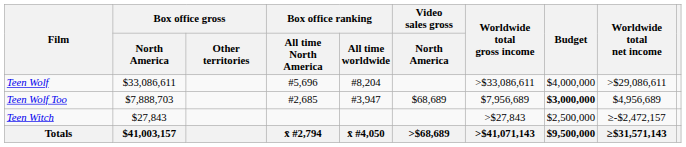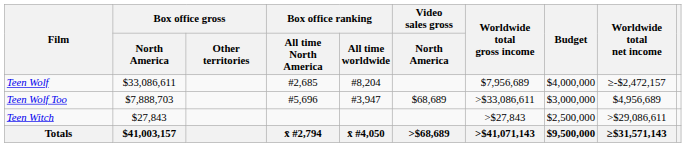(303, 83) #5,696 -> (303, 83) #2,685
(505, 83) >$33,086,611 -> (505, 83) $7,956,689
(637, 83) >$29,086,611 -> (637, 83) ≥-$2,472,157
(303, 100) #2,685 -> (303, 100) #5,696
(505, 100) $7,956,689 -> (505, 100) >$33,086,611
(571, 100) bold -> (571, 100) normal
(637, 117) ≥-$2,472,157 -> (637, 117) >$29,086,611
